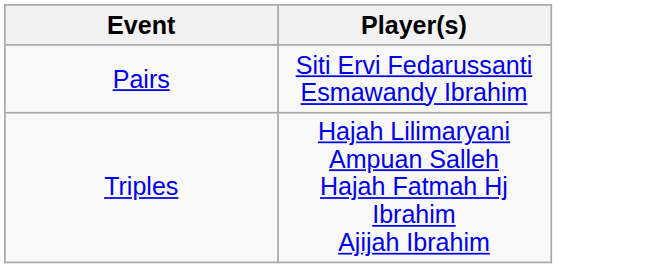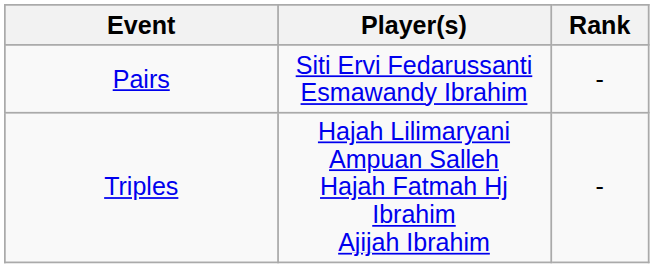+ column: (600, 25)
